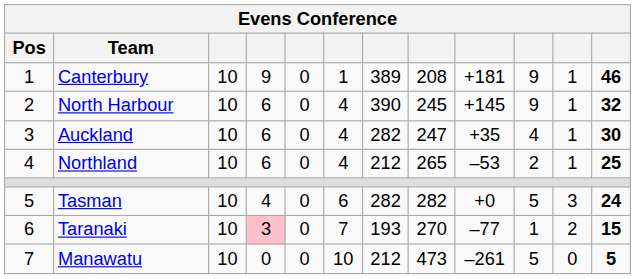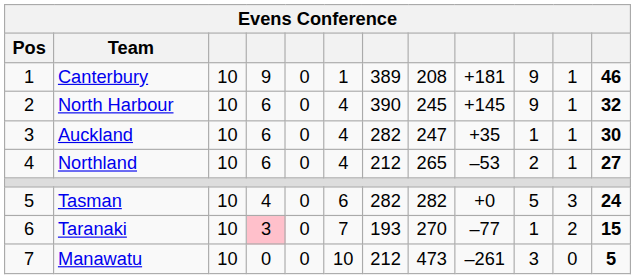(534, 134) 4 -> (534, 134) 1
(611, 163) 25 -> (611, 163) 27
(534, 258) 5 -> (534, 258) 3
